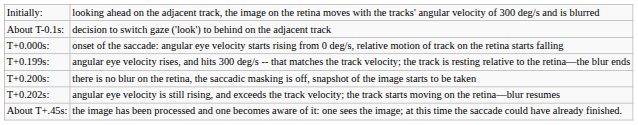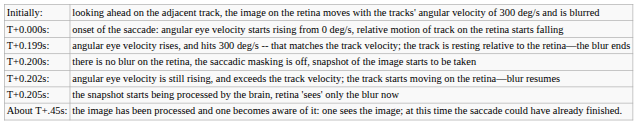- row: (35, 29)
+ row: (28, 95)
